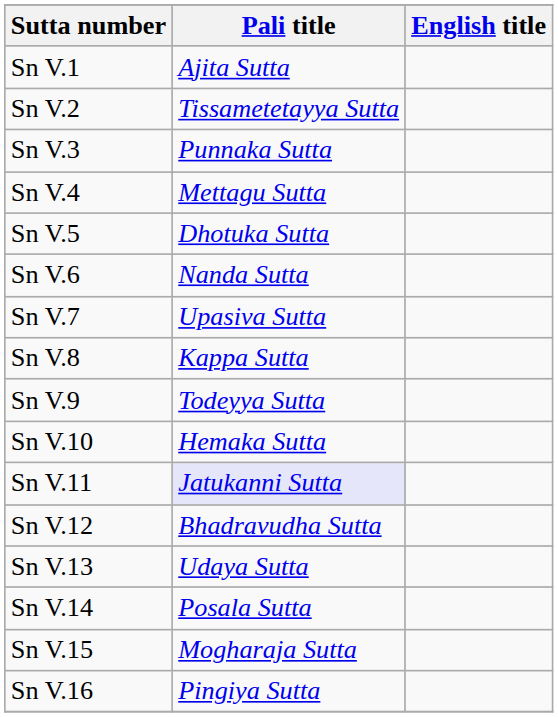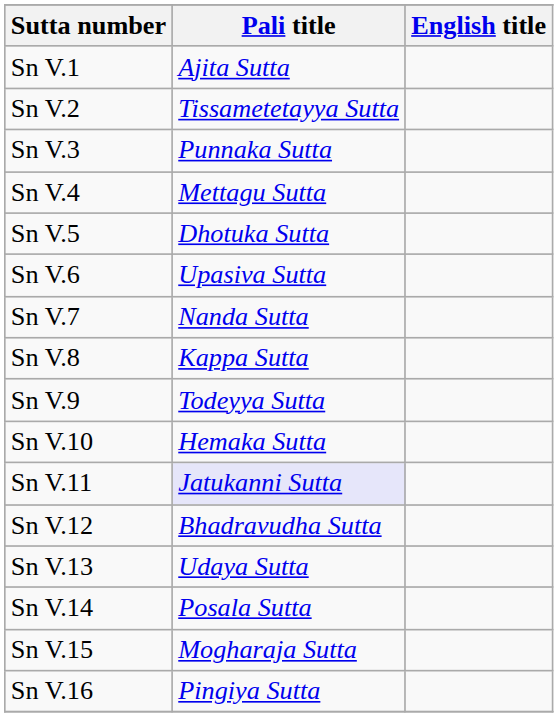(243, 274) Nanda Sutta -> (252, 274) Upasiva Sutta
(252, 316) Upasiva Sutta -> (243, 316) Nanda Sutta
